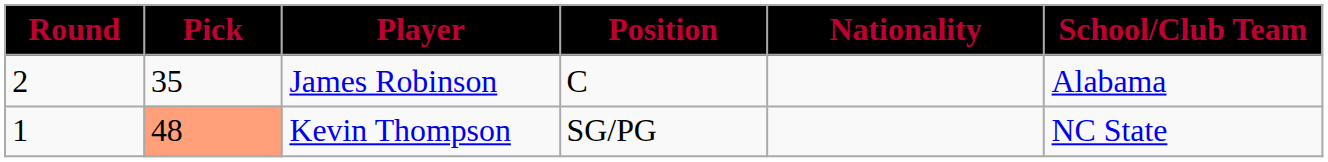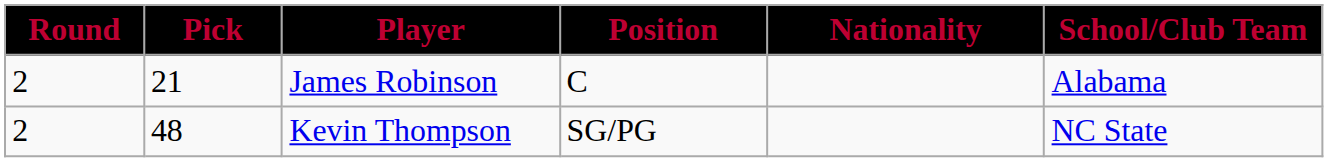(167, 80) 35 -> (167, 80) 21
(20, 130) 1 -> (20, 130) 2
(167, 130) lightsalmon background -> (167, 130) no background
